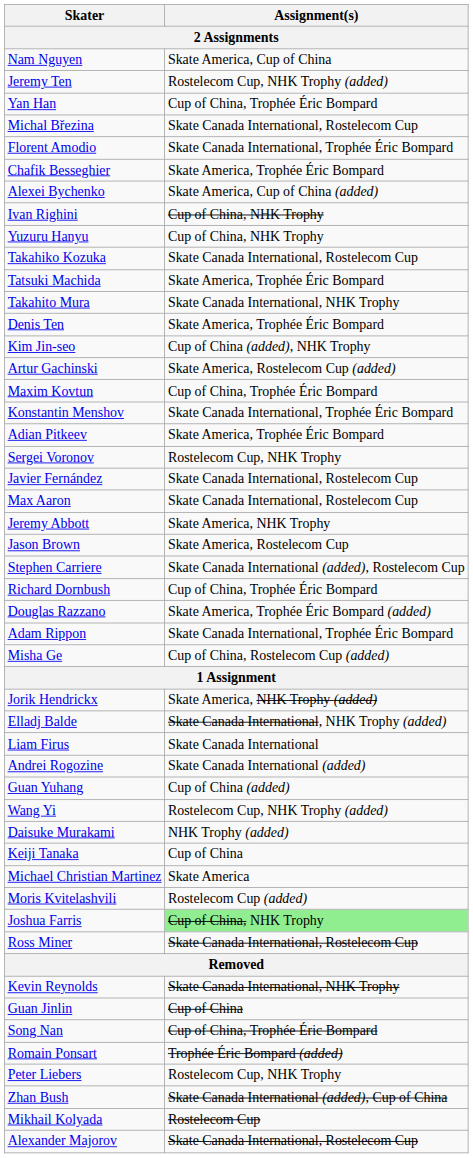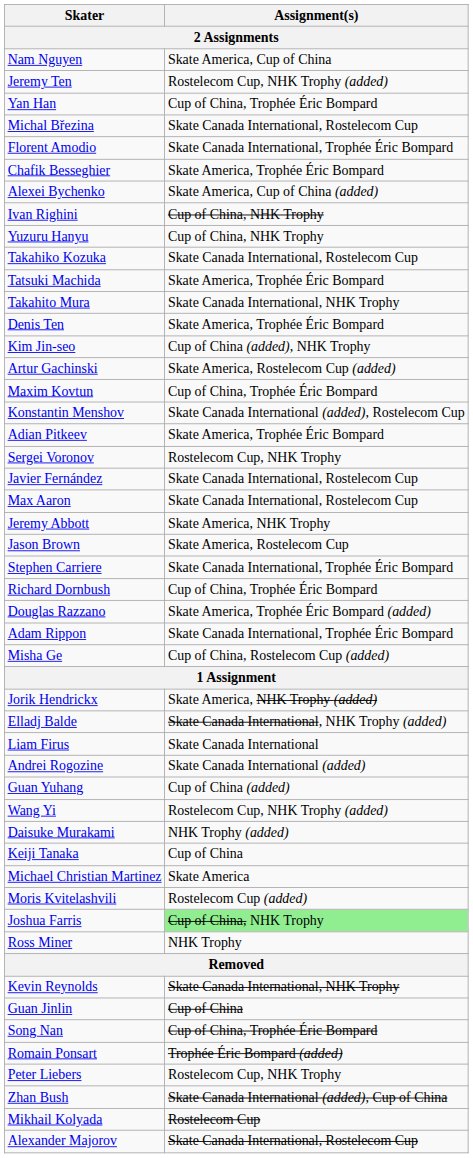(311, 412) Skate Canada International, Trophée Éric Bompard -> (316, 412) Skate Canada International (added), Rostelecom Cup
(316, 567) Skate Canada International (added), Rostelecom Cup -> (311, 567) Skate Canada International, Trophée Éric Bompard
(293, 942) Skate Canada International, Rostelecom Cup -> (205, 942) NHK Trophy
